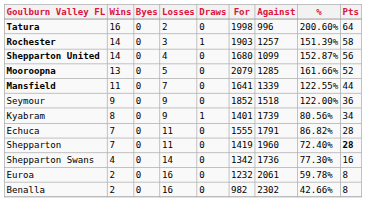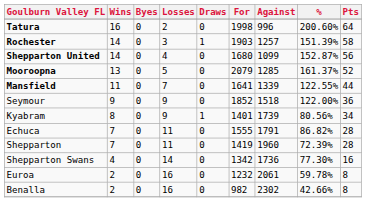(319, 71) 161.66% -> (319, 71) 161.37%
(316, 145) 72.40% -> (316, 145) 72.39%
(348, 145) bold -> (348, 145) normal
